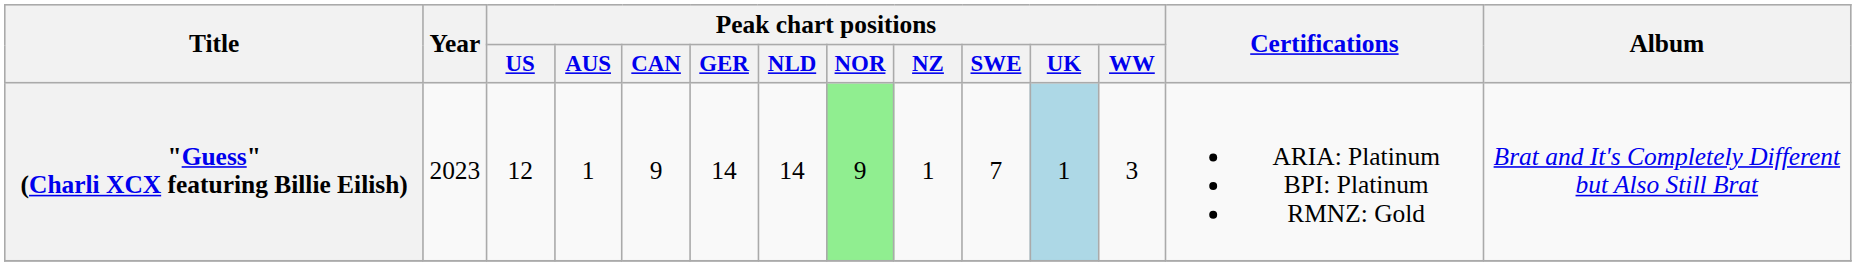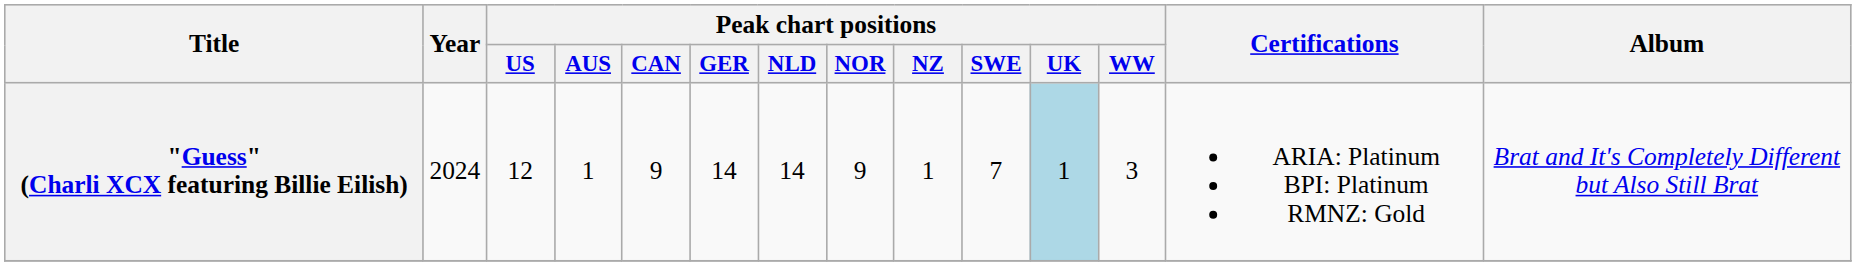(455, 171) 2023 -> (455, 171) 2024
(860, 171) lightgreen background -> (860, 171) no background
